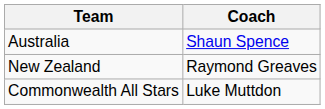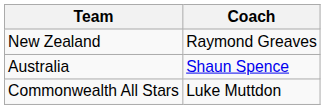rows swapped: (39, 41) <-> (54, 66)
